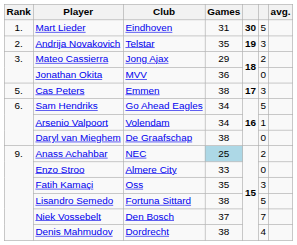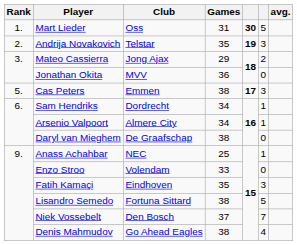(149, 28) Eindhoven -> (134, 28) Oss
(164, 106) Go Ahead Eagles -> (147, 106) Dordrecht
(263, 106) 5 -> (263, 106) 1
(148, 122) Volendam -> (151, 122) Almere City
(224, 153) lightblue background -> (224, 153) no background
(263, 153) 2 -> (263, 153) 1
(151, 169) Almere City -> (148, 169) Volendam
(134, 185) Oss -> (149, 185) Eindhoven
(147, 232) Dordrecht -> (164, 232) Go Ahead Eagles
